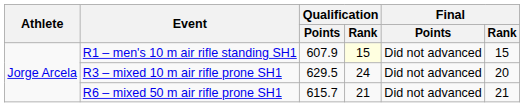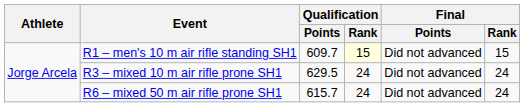(322, 53) 607.9 -> (322, 53) 609.7
(502, 73) 20 -> (502, 73) 24
(363, 93) 21 -> (363, 93) 24
(502, 93) 21 -> (502, 93) 24
